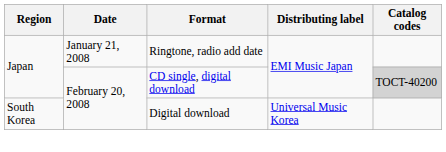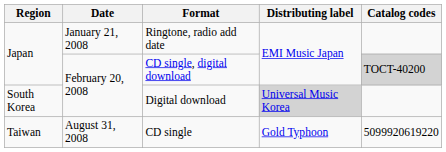(309, 113) no background -> (300, 100) lightgrey background
+ row: (169, 132)
